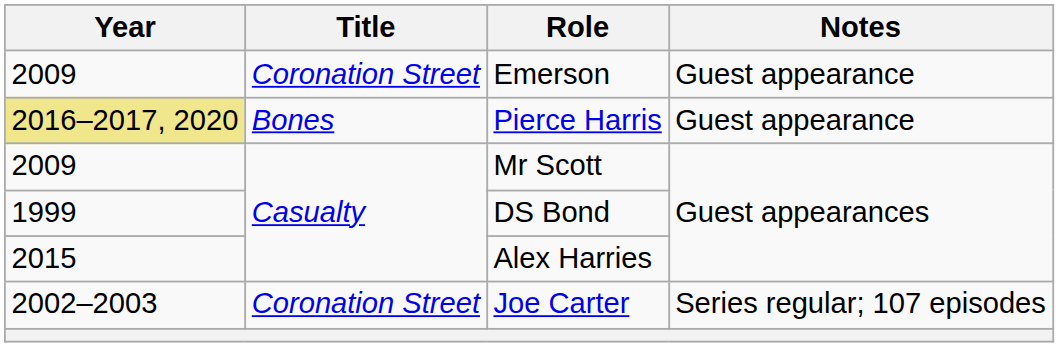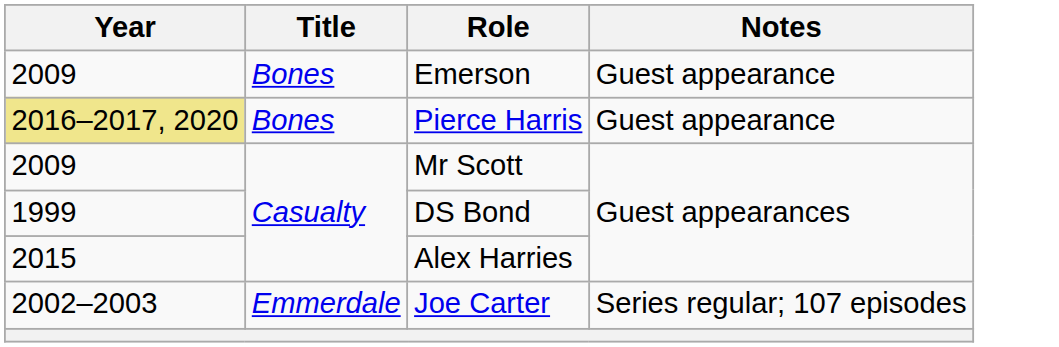(366, 73) Coronation Street -> (293, 73) Bones
(366, 304) Coronation Street -> (326, 304) Emmerdale
